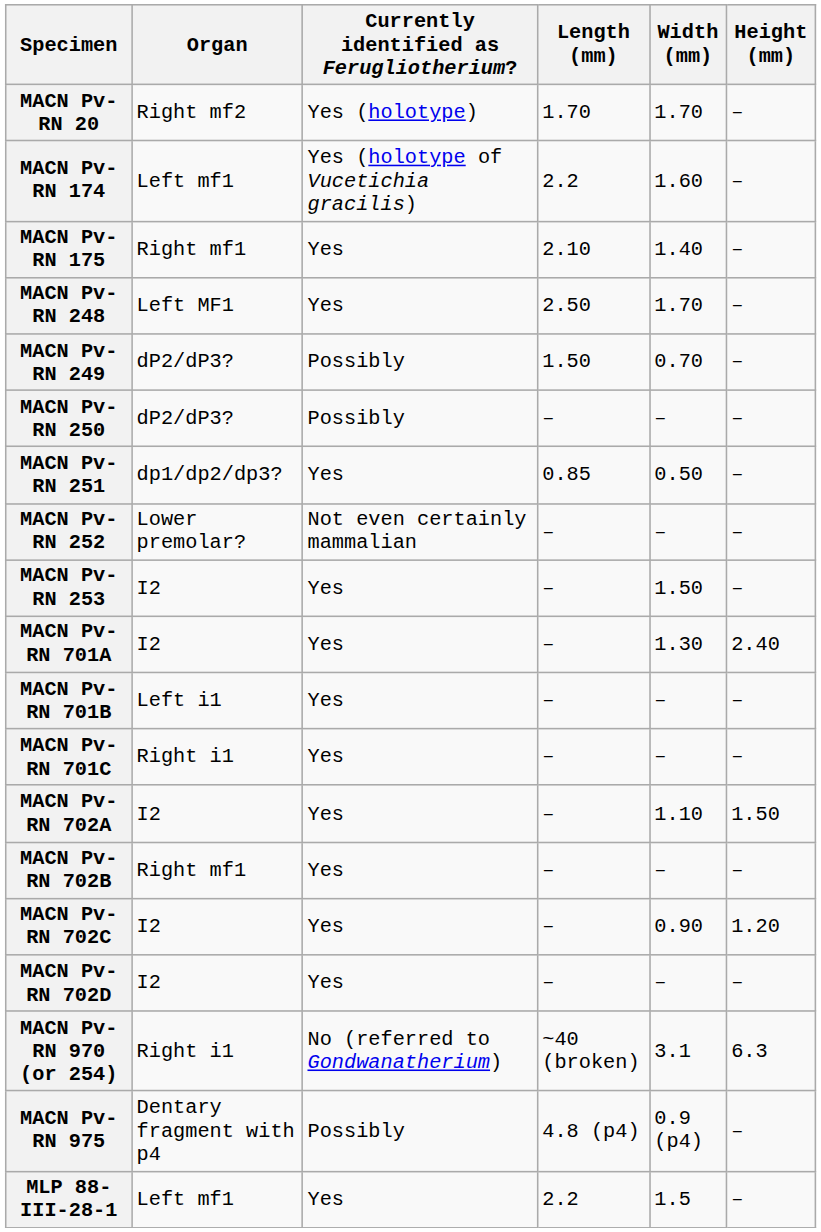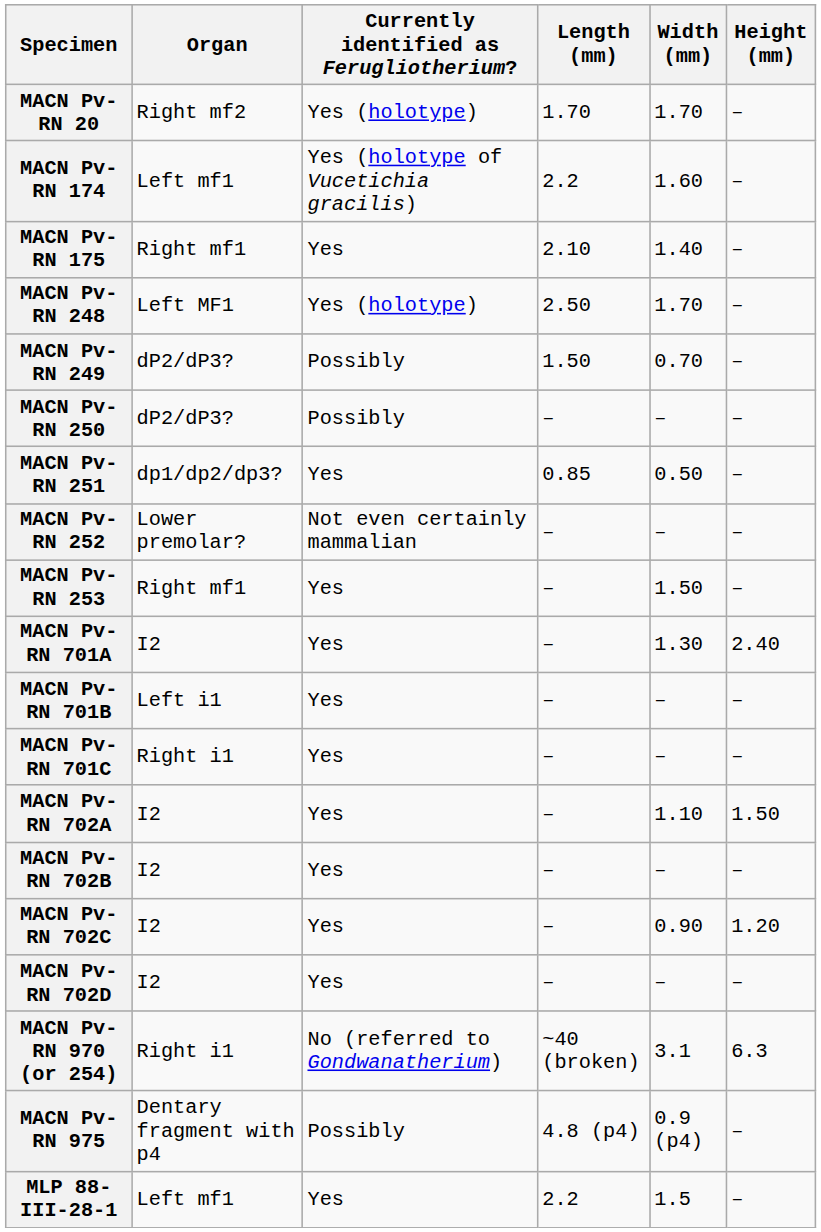(326, 306) Yes -> (393, 306) Yes (holotype)
(149, 588) I2 -> (191, 588) Right mf1
(191, 870) Right mf1 -> (149, 870) I2
